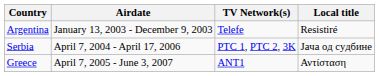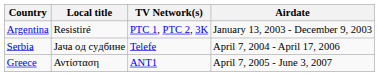columns swapped: (336, 12) <-> (133, 12)
(231, 29) Telefe -> (169, 29) PTC 1, РТС 2, 3K
(257, 46) PTC 1, РТС 2, 3K -> (143, 46) Telefe
